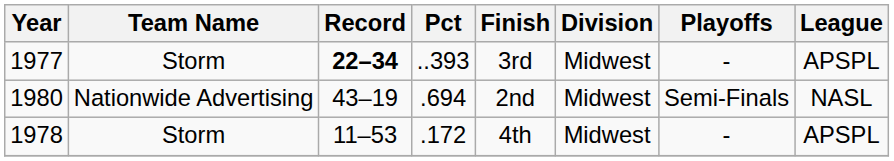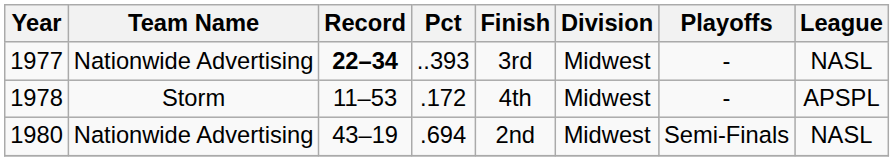(194, 60) Storm -> (194, 60) Nationwide Advertising
(841, 60) APSPL -> (841, 60) NASL
rows swapped: (37, 135) <-> (37, 98)
